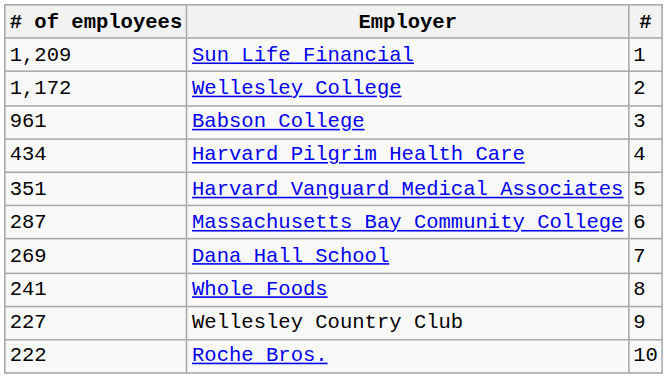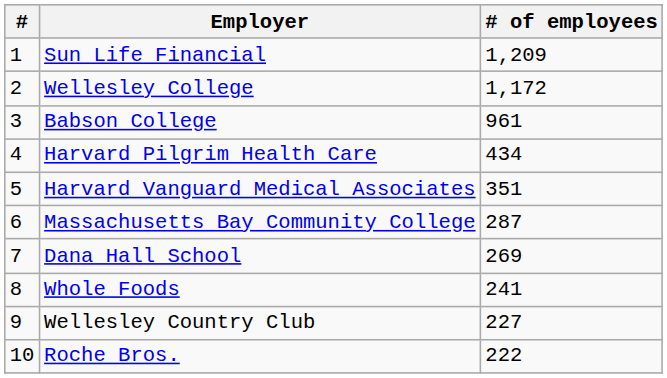columns swapped: (646, 22) <-> (96, 22)
